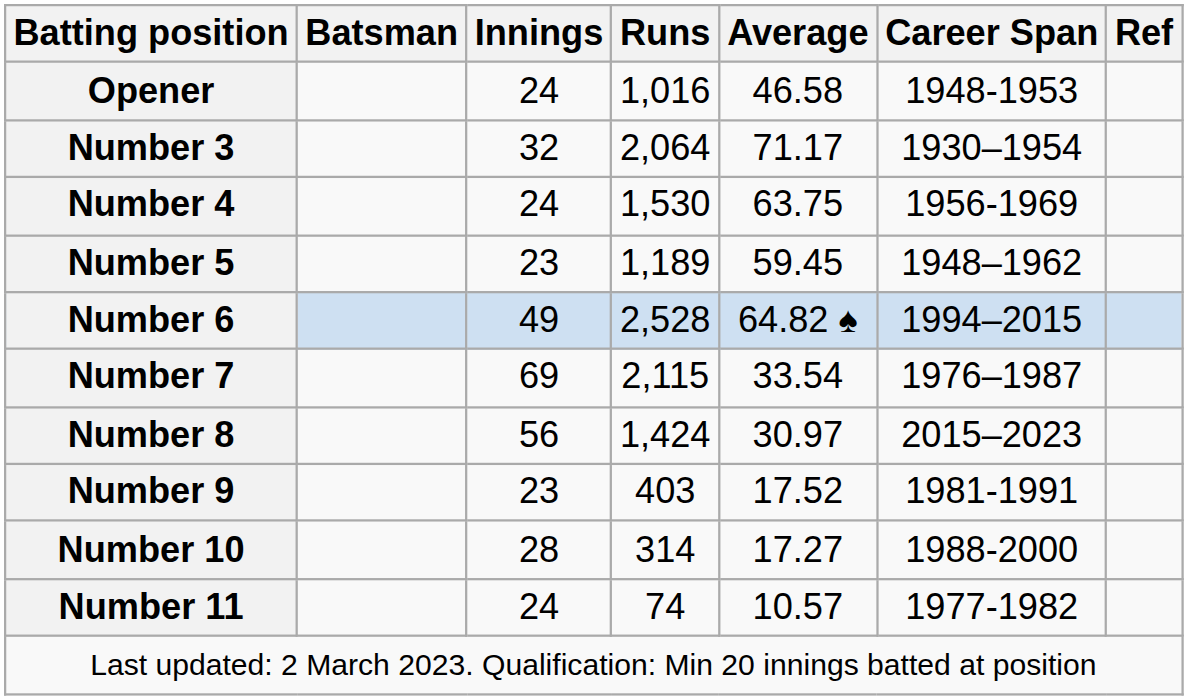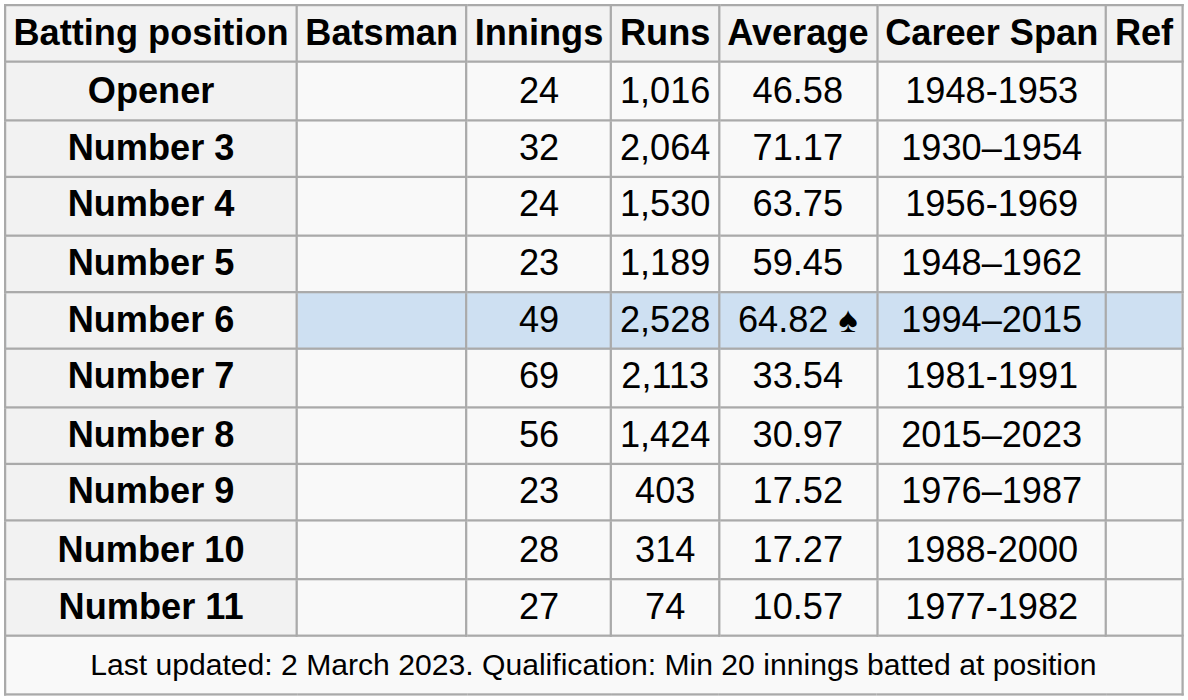(665, 377) 2,115 -> (665, 377) 2,113
(992, 377) 1976–1987 -> (992, 377) 1981-1991
(992, 491) 1981-1991 -> (992, 491) 1976–1987
(539, 606) 24 -> (539, 606) 27
